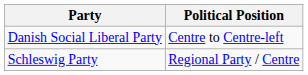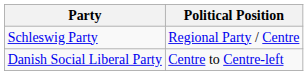rows swapped: (85, 37) <-> (53, 59)
